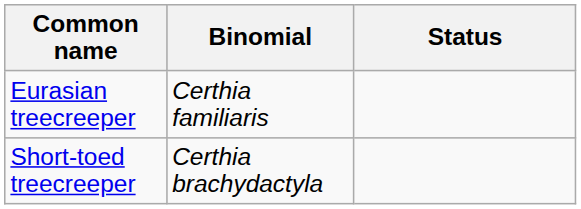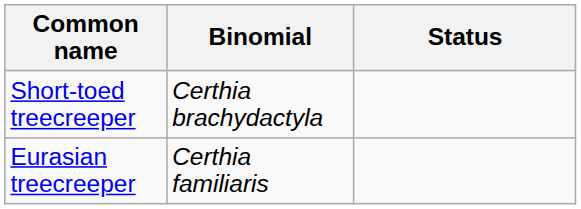rows swapped: (73, 104) <-> (73, 170)
